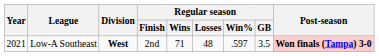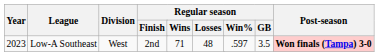(16, 44) 2021 -> (16, 44) 2023
(118, 44) bold -> (118, 44) normal
